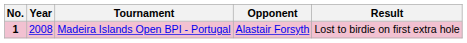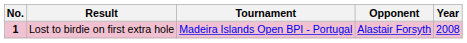columns swapped: (41, 13) <-> (387, 13)
